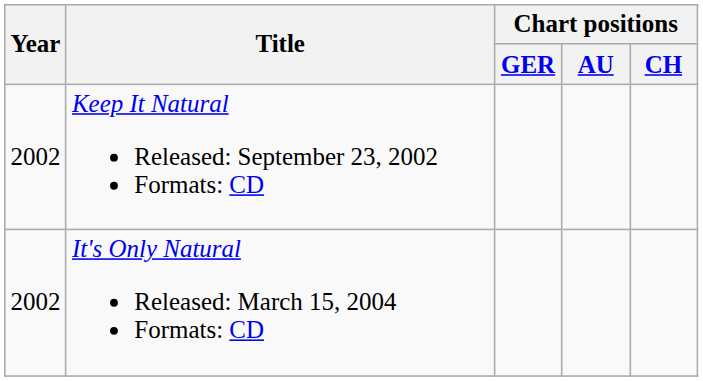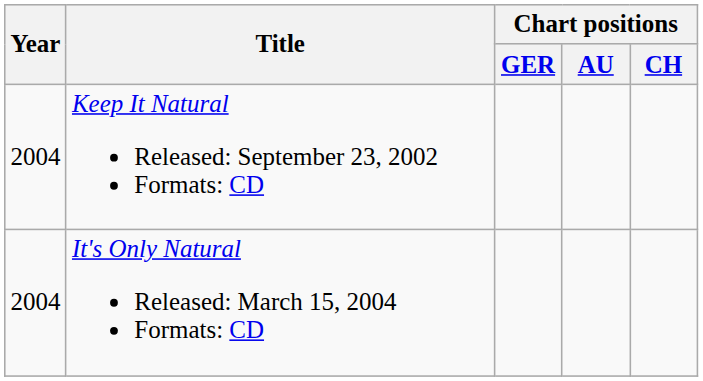(35, 156) 2002 -> (35, 156) 2004
(35, 302) 2002 -> (35, 302) 2004
